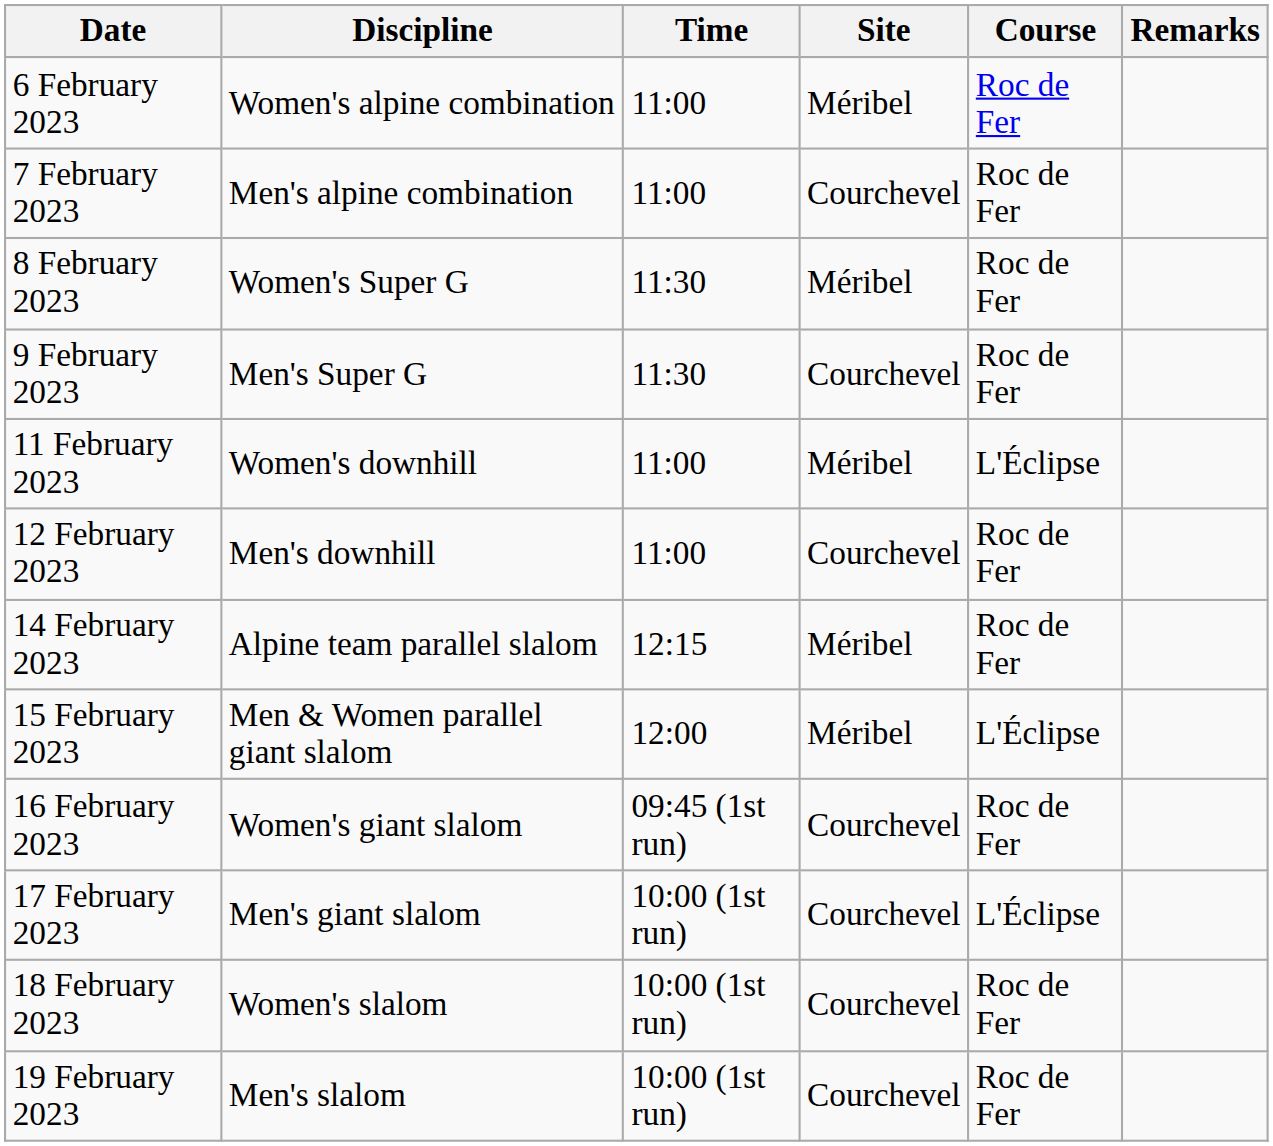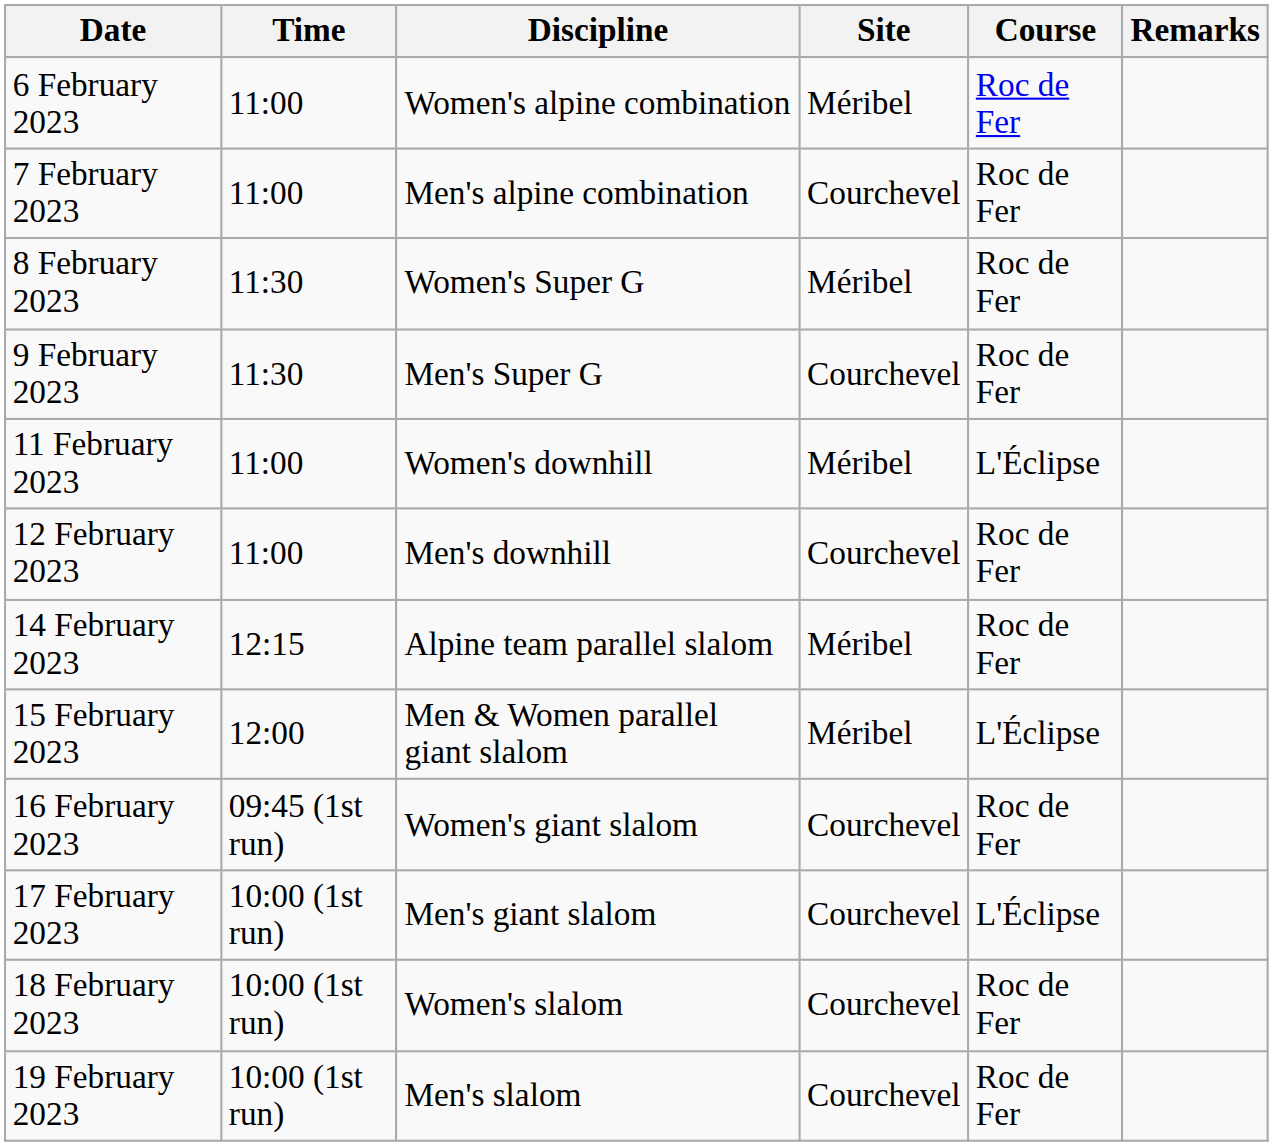columns swapped: (712, 30) <-> (422, 30)
